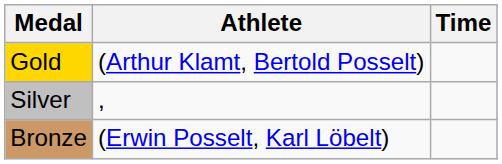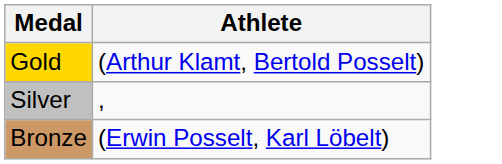- column: (463, 23)
